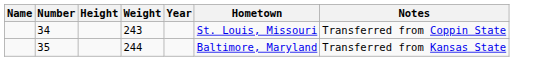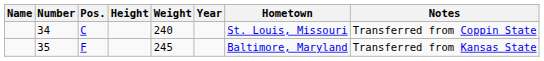+ column: (93, 13)
(133, 30) 243 -> (163, 30) 240
(133, 47) 244 -> (163, 47) 245
